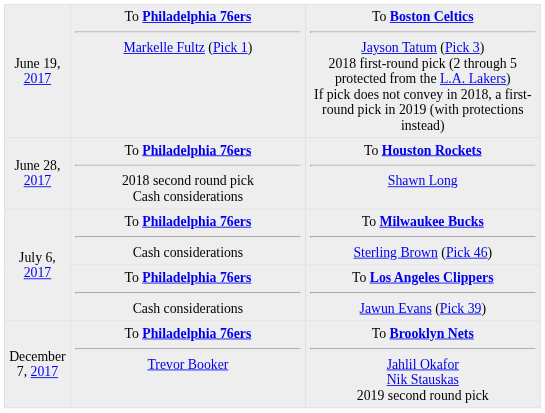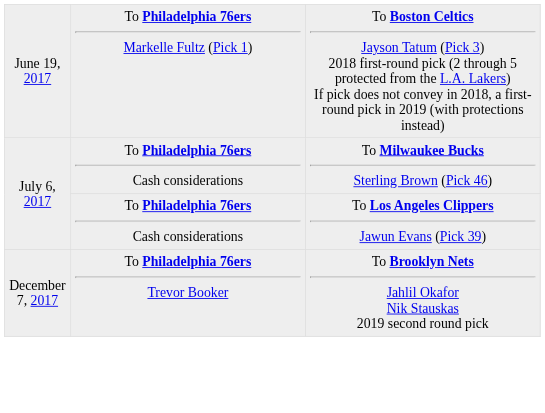- row: (423, 165)
